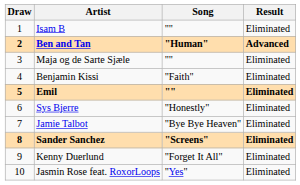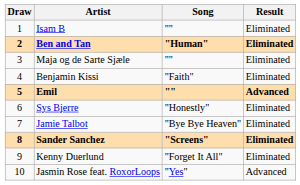(267, 44) Advanced -> (270, 44) Eliminated
(270, 92) Eliminated -> (267, 92) Advanced
(268, 172) Eliminated -> (266, 172) Advanced
